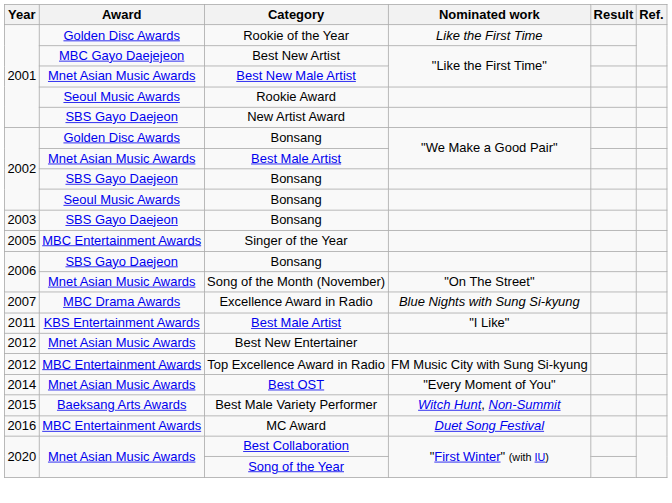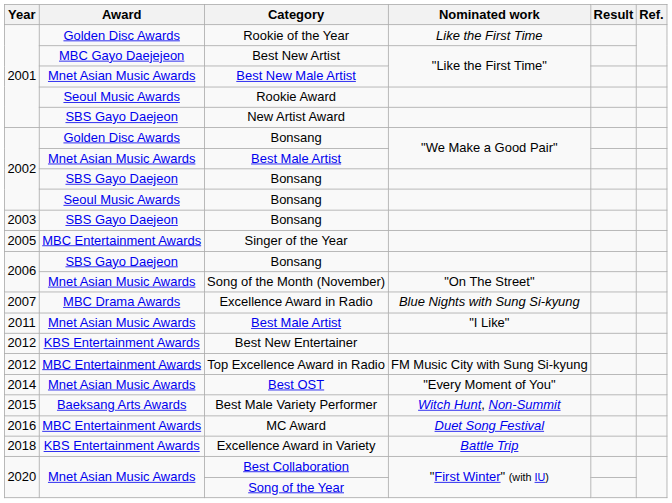(122, 323) KBS Entertainment Awards -> (122, 323) Mnet Asian Music Awards
(122, 343) Mnet Asian Music Awards -> (122, 343) KBS Entertainment Awards
+ row: (22, 446)
